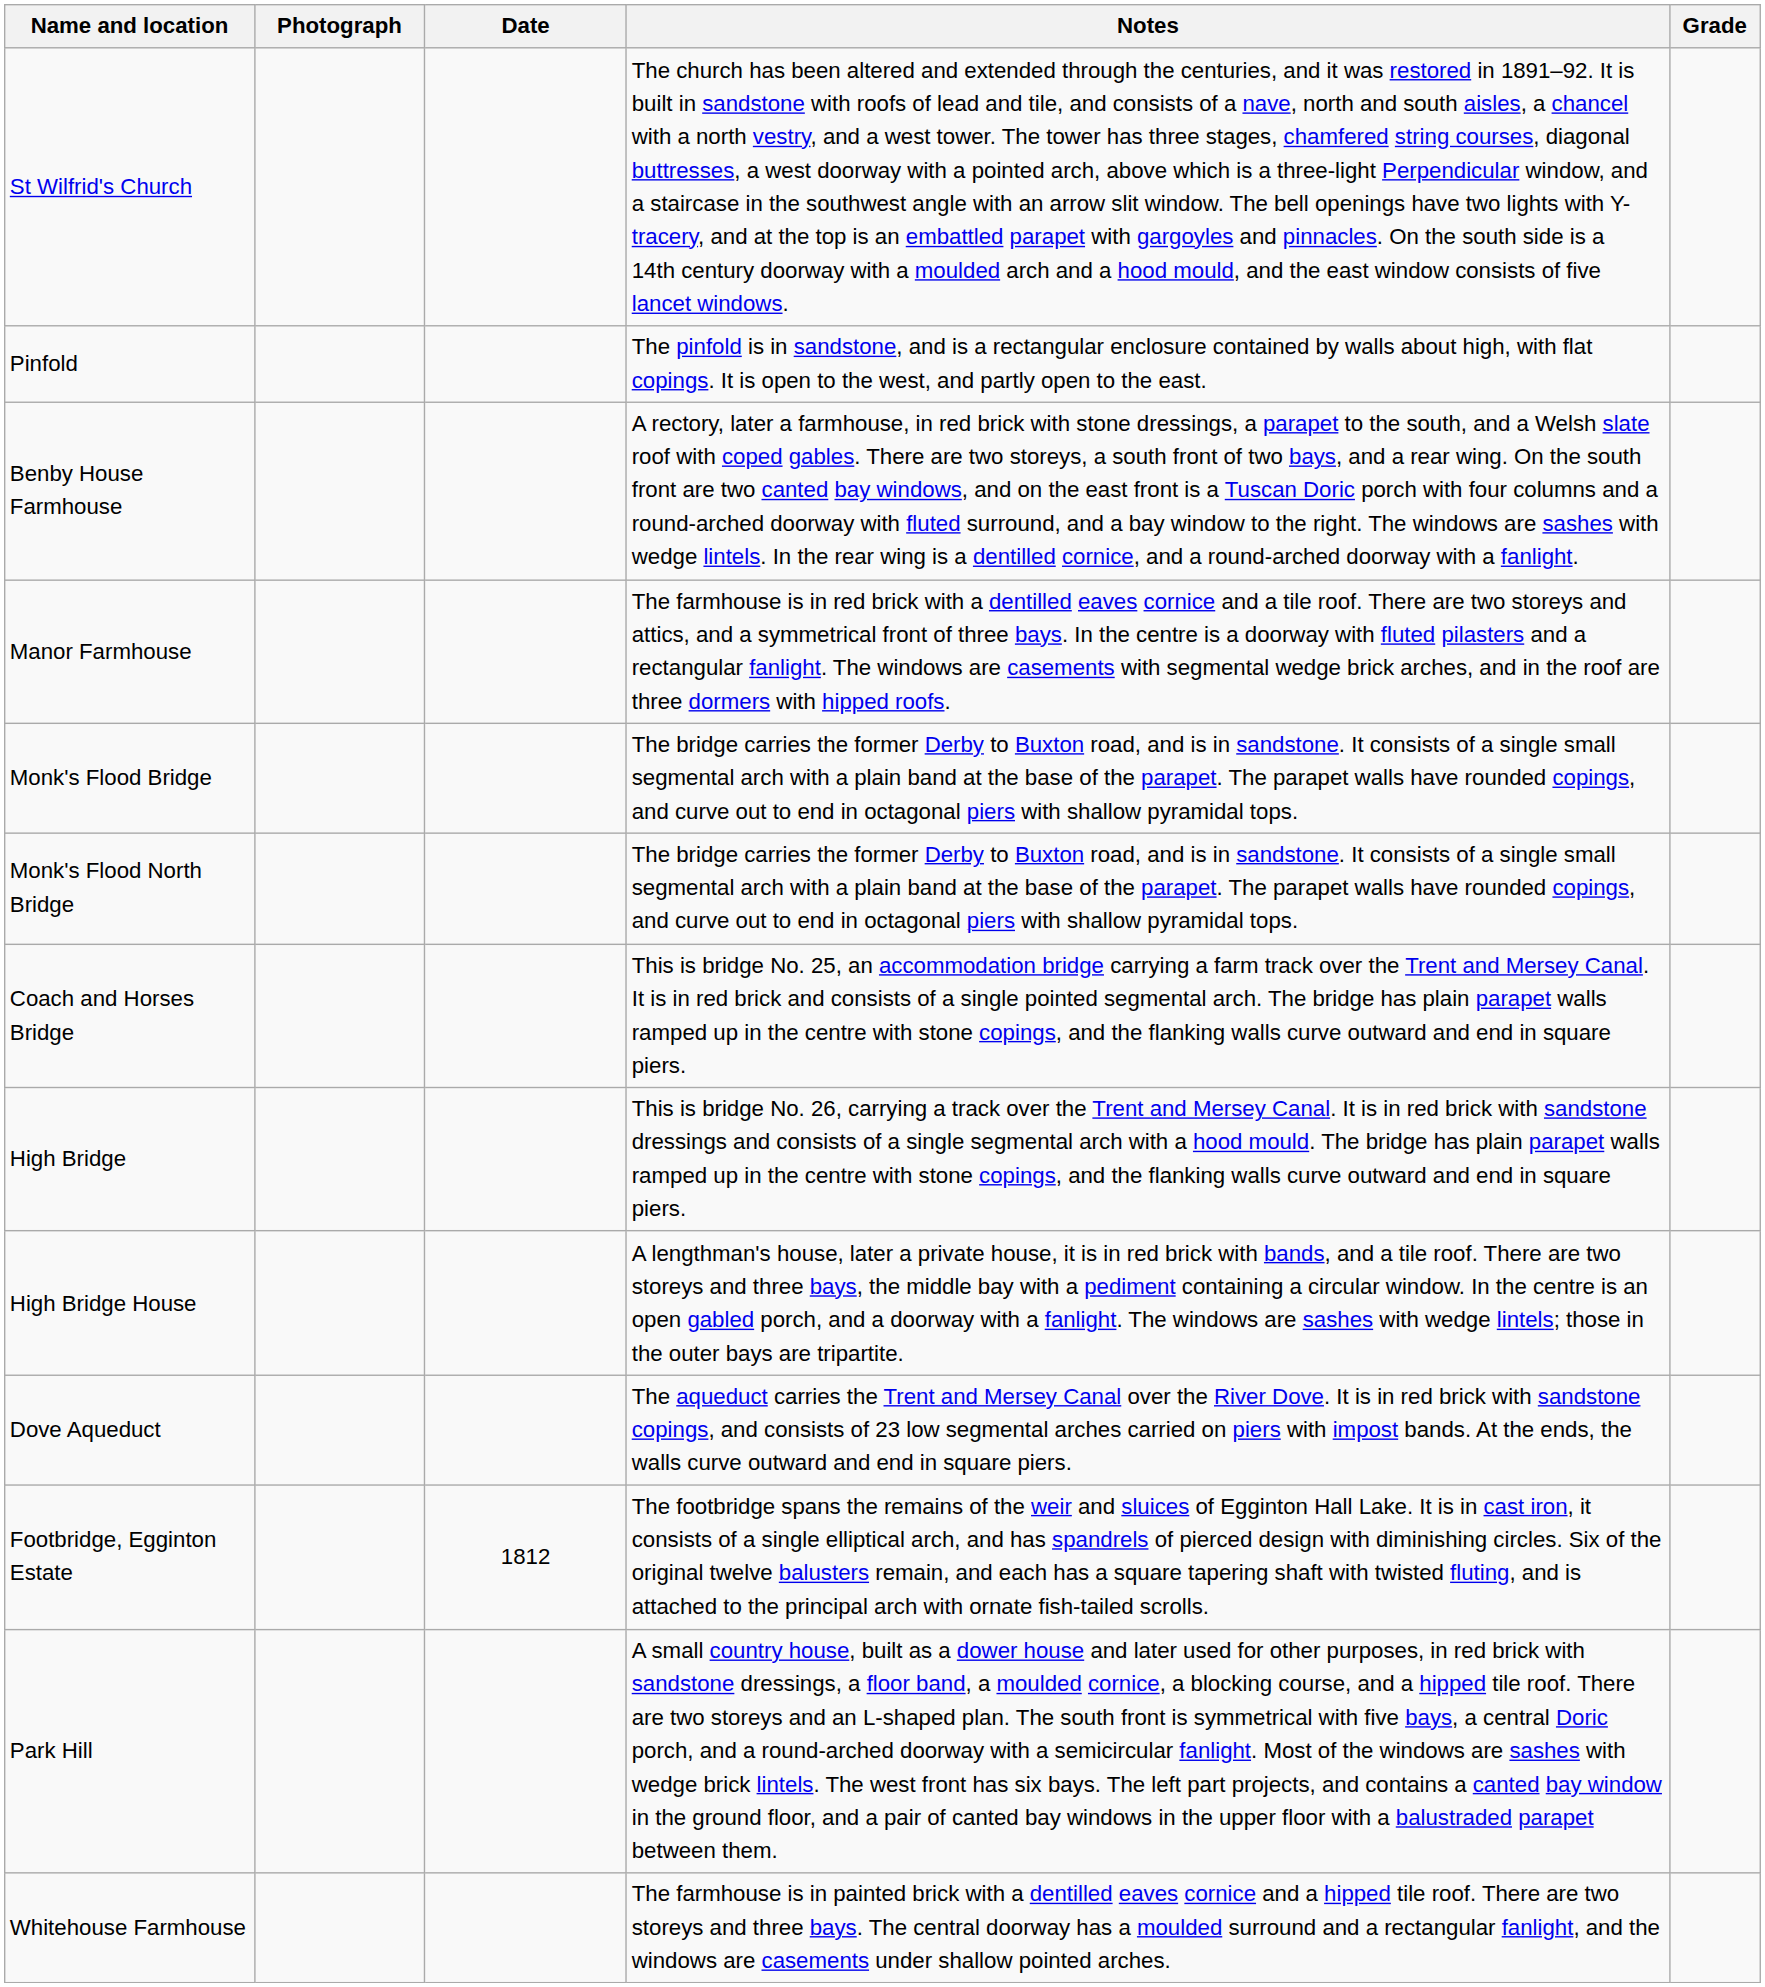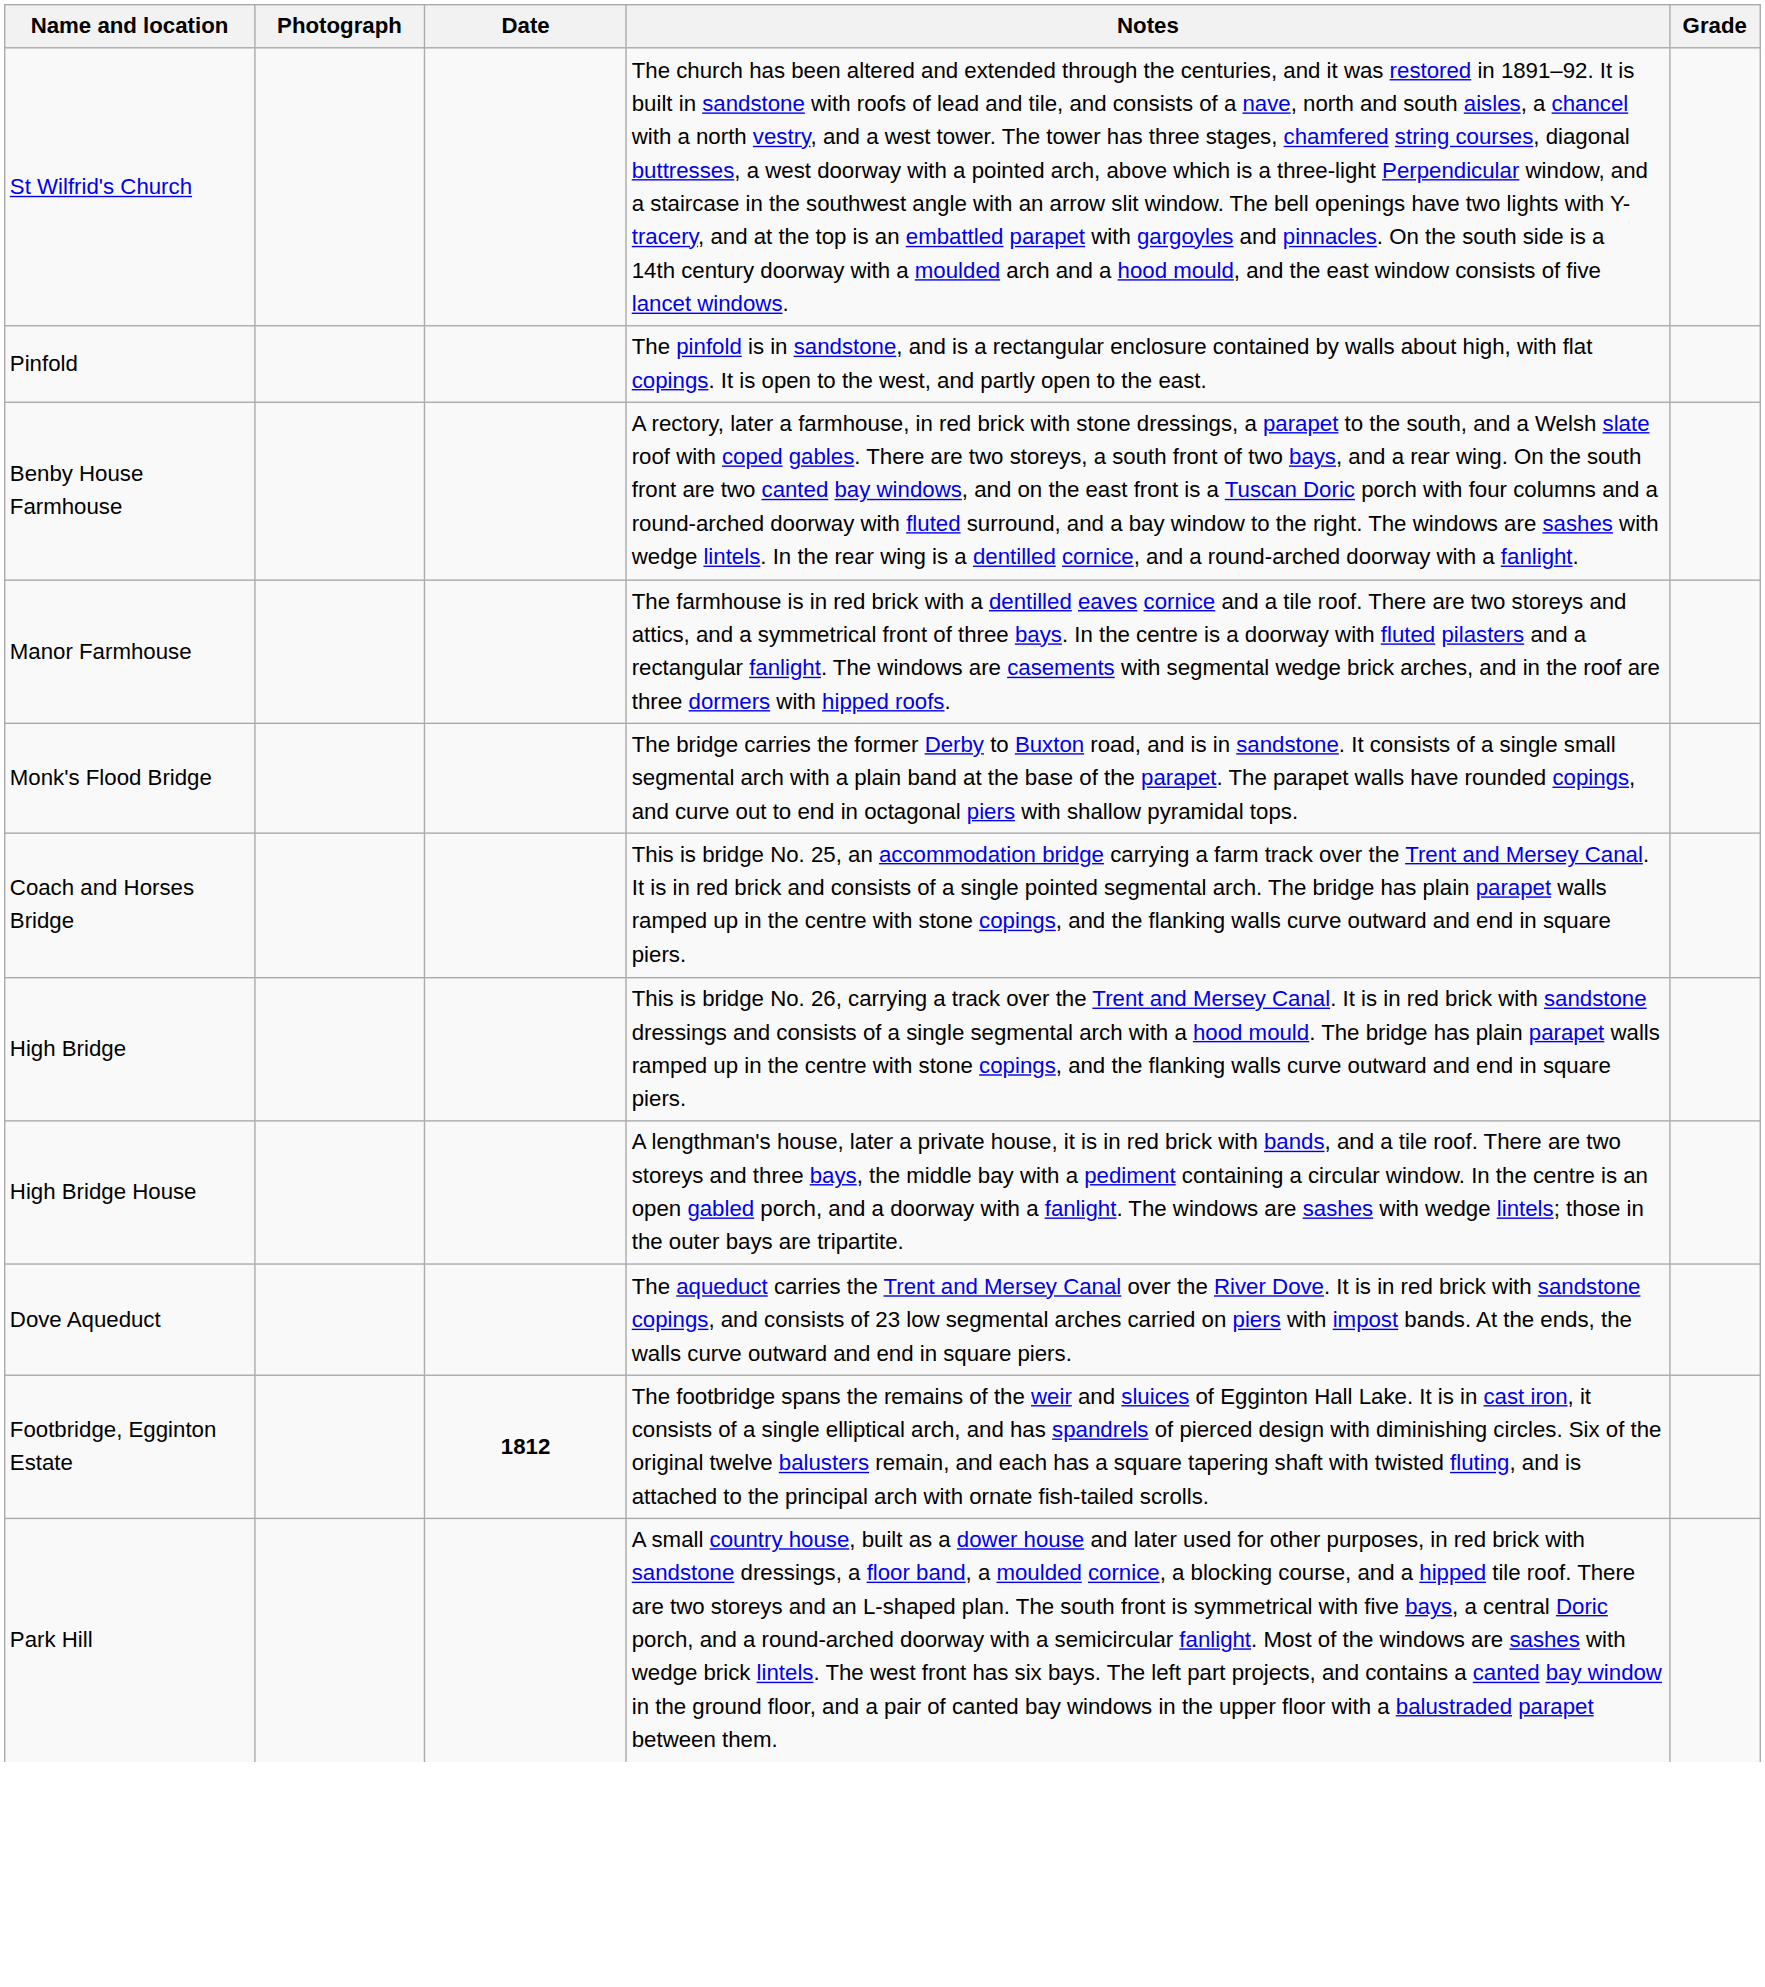- row: (106, 888)
(526, 1556) normal -> (526, 1446) bold
- row: (128, 1927)
